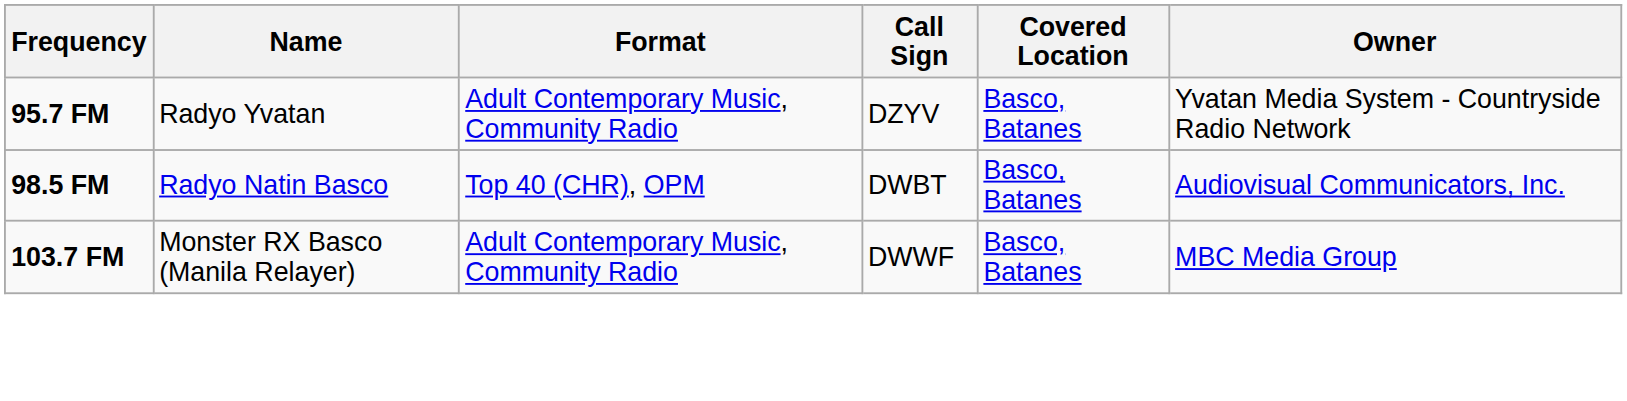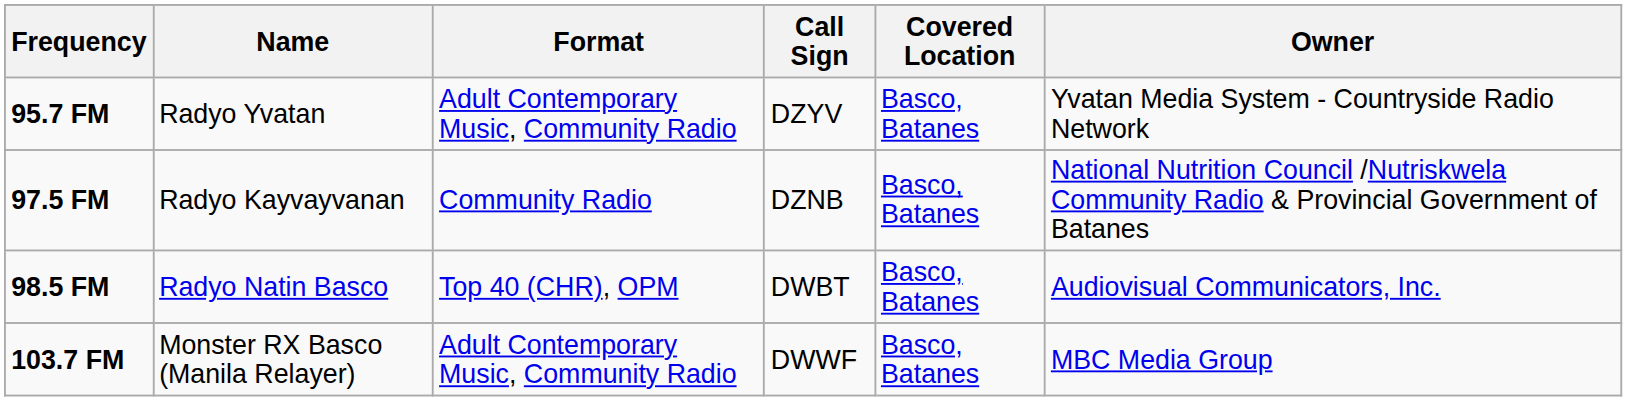+ row: (60, 200)
